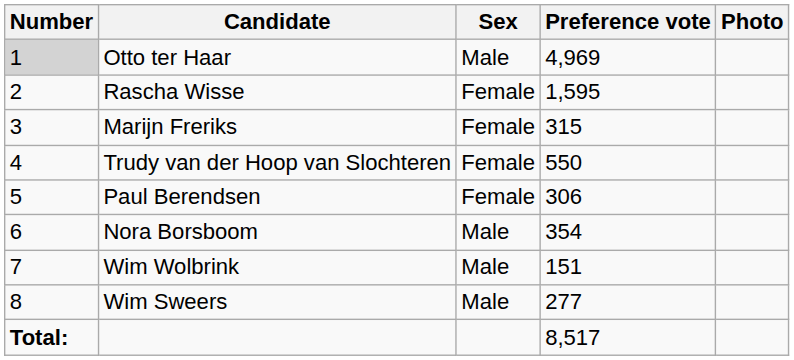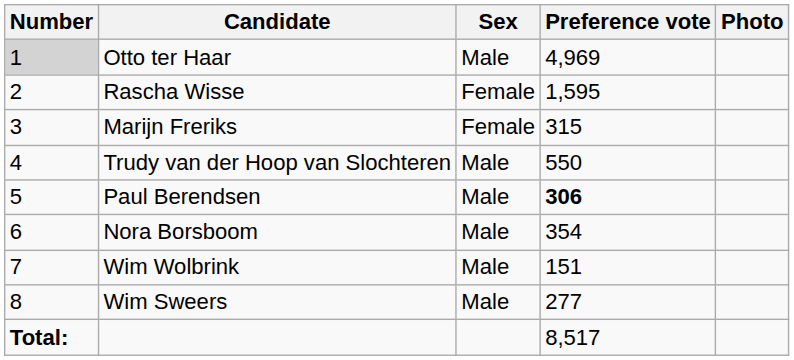(498, 162) Female -> (485, 162) Male
(498, 197) Female -> (485, 197) Male
(564, 197) normal -> (564, 197) bold
